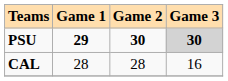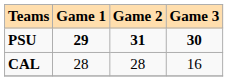(138, 40) 30 -> (138, 40) 31
(194, 40) lightgrey background -> (194, 40) no background
